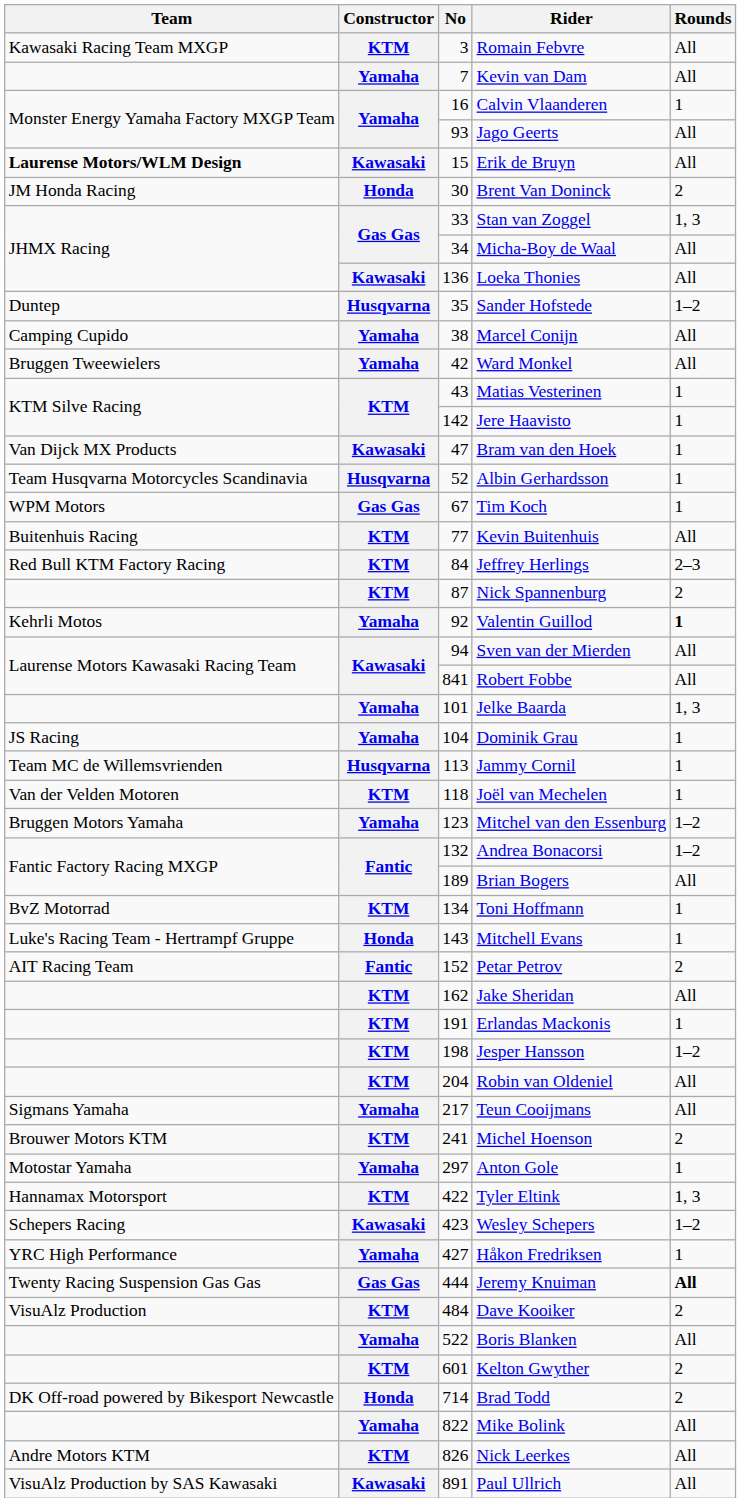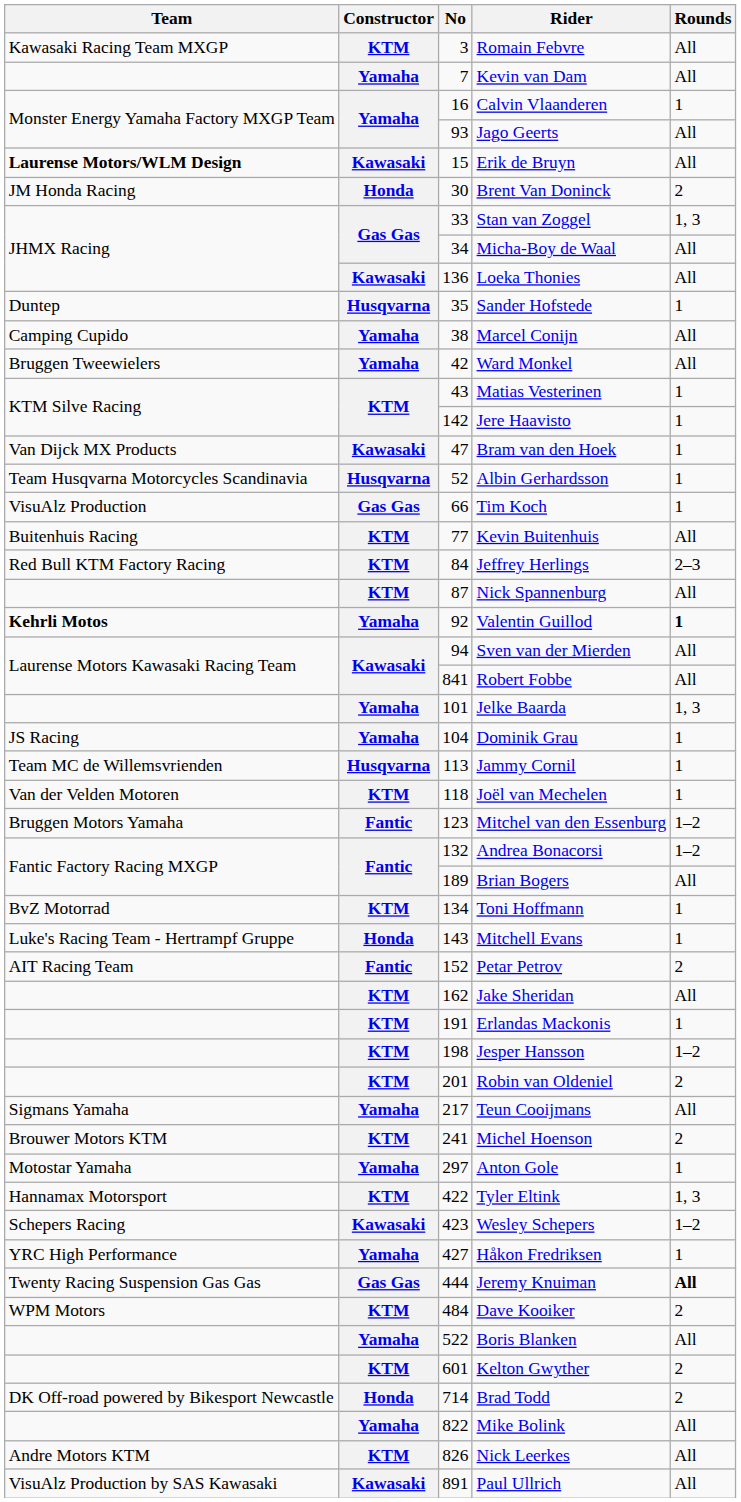(687, 305) 1–2 -> (679, 305) 1
(57, 506) WPM Motors -> (78, 506) VisuAlz Production
(460, 506) 67 -> (460, 506) 66
(679, 592) 2 -> (686, 592) All
(55, 621) normal -> (58, 621) bold
(389, 822) Yamaha -> (389, 822) Fantic
(455, 1081) 204 -> (455, 1081) 201
(686, 1081) All -> (679, 1081) 2
(78, 1310) VisuAlz Production -> (57, 1310) WPM Motors
